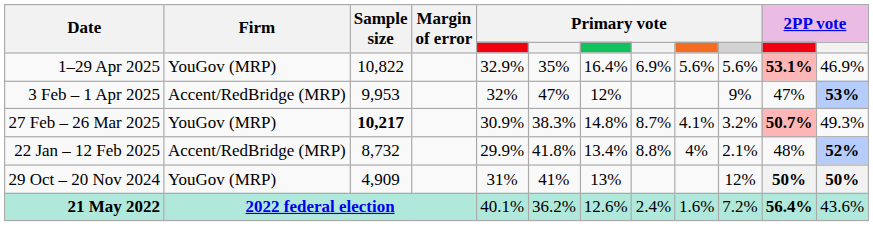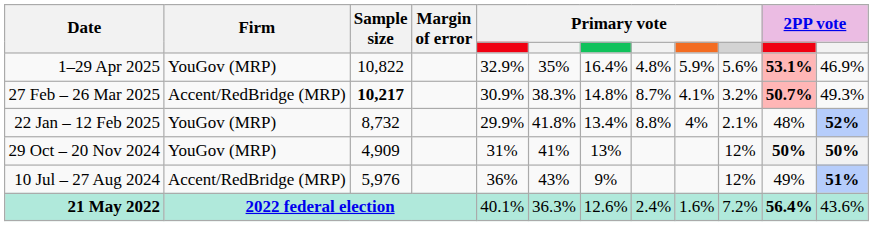(653, 66) 6.9% -> (653, 66) 4.8%
(697, 66) 5.6% -> (697, 66) 5.9%
- row: (94, 95)
(222, 123) YouGov (MRP) -> (257, 95) Accent/RedBridge (MRP)
(257, 151) Accent/RedBridge (MRP) -> (222, 123) YouGov (MRP)
+ row: (87, 179)
(554, 207) 36.2% -> (554, 207) 36.3%
